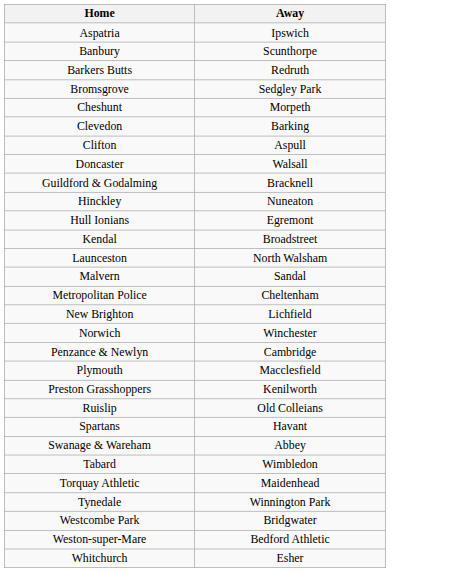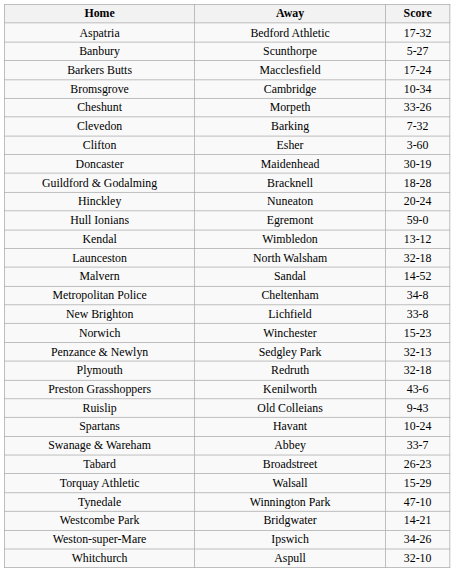+ column: (418, 13)
(290, 32) Ipswich -> (290, 32) Bedford Athletic
(290, 70) Redruth -> (290, 70) Macclesfield
(290, 88) Sedgley Park -> (290, 88) Cambridge
(290, 145) Aspull -> (290, 145) Esher
(290, 164) Walsall -> (290, 164) Maidenhead
(290, 239) Broadstreet -> (290, 239) Wimbledon
(290, 351) Cambridge -> (290, 351) Sedgley Park
(290, 370) Macclesfield -> (290, 370) Redruth
(290, 464) Wimbledon -> (290, 464) Broadstreet
(290, 483) Maidenhead -> (290, 483) Walsall
(290, 539) Bedford Athletic -> (290, 539) Ipswich
(290, 558) Esher -> (290, 558) Aspull
